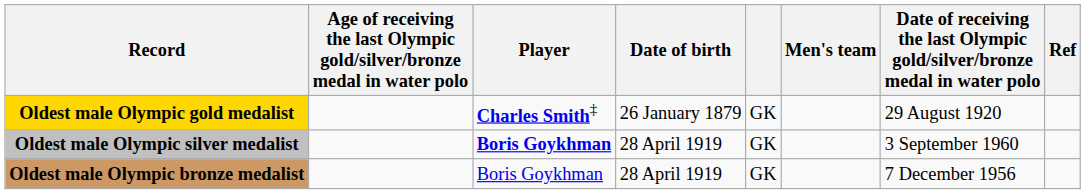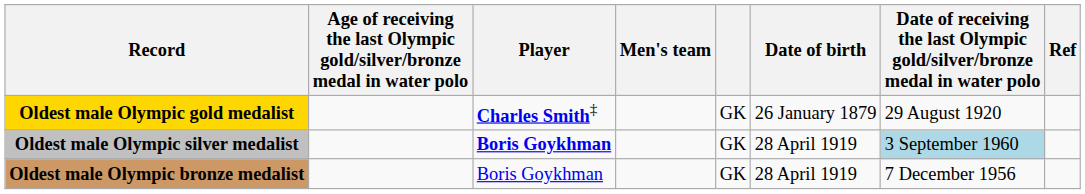columns swapped: (831, 50) <-> (681, 50)
(952, 144) no background -> (952, 144) lightblue background
